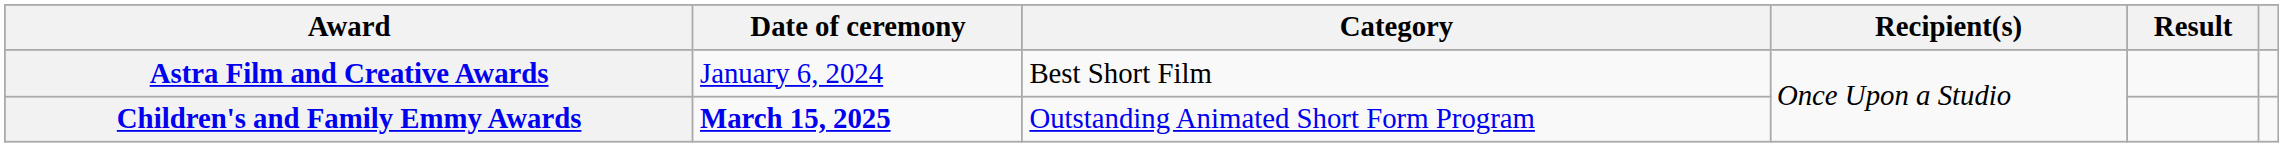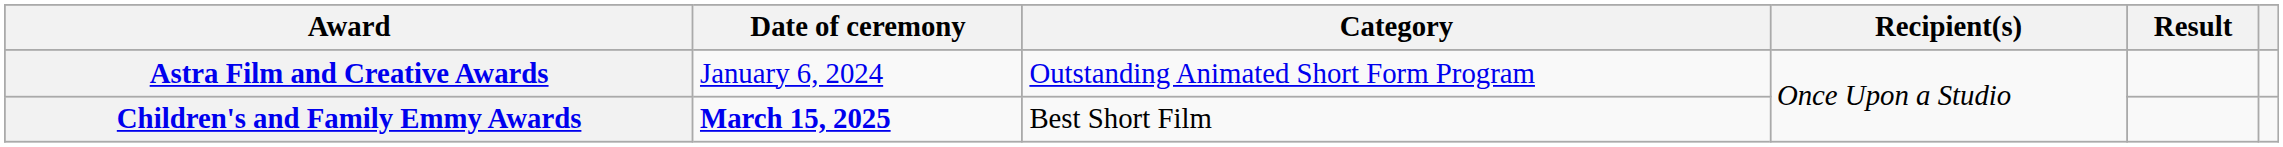(1121, 73) Best Short Film -> (1282, 73) Outstanding Animated Short Form Program
(1282, 118) Outstanding Animated Short Form Program -> (1121, 118) Best Short Film
